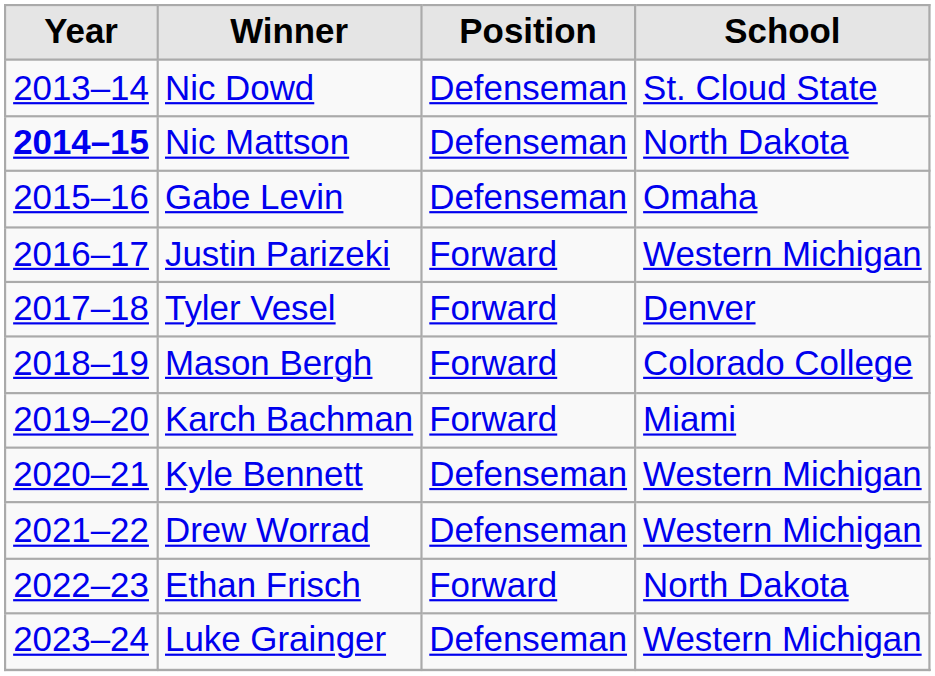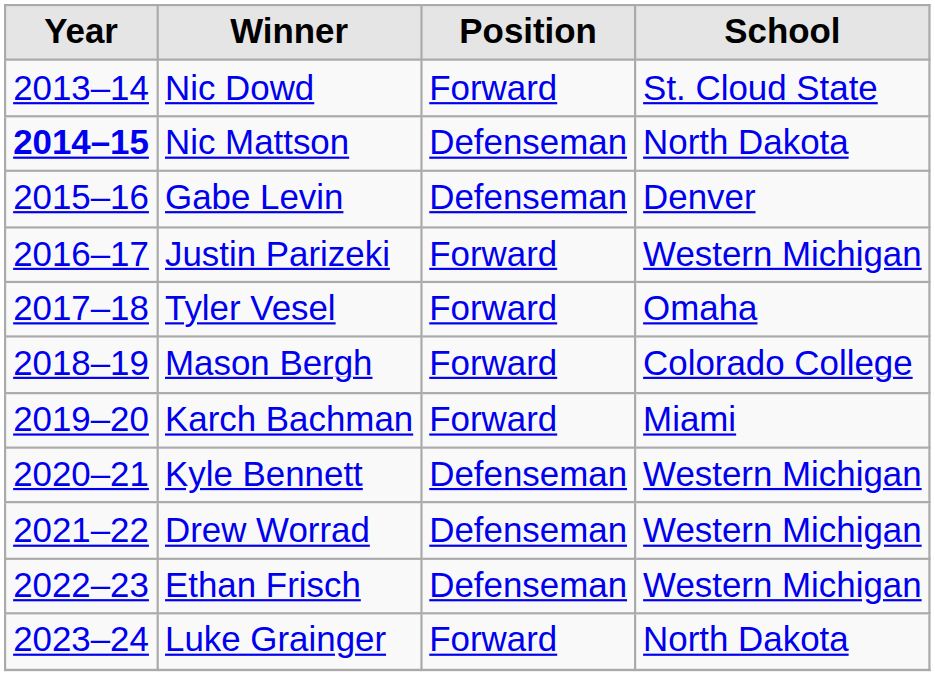(528, 87) Defenseman -> (493, 87) Forward
(700, 198) Omaha -> (699, 198) Denver
(699, 308) Denver -> (700, 308) Omaha
(493, 585) Forward -> (528, 585) Defenseman
(746, 585) North Dakota -> (782, 585) Western Michigan
(528, 640) Defenseman -> (493, 640) Forward
(782, 640) Western Michigan -> (746, 640) North Dakota
